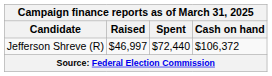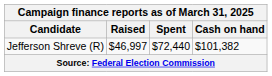(217, 46) $106,372 -> (217, 46) $101,382
